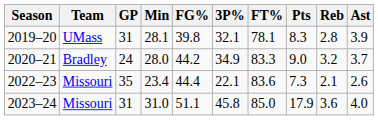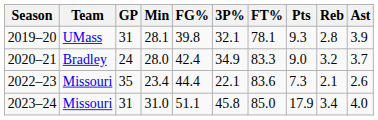(298, 37) 8.3 -> (298, 37) 9.3
(188, 59) 44.2 -> (188, 59) 42.4
(329, 103) 3.6 -> (329, 103) 3.4
